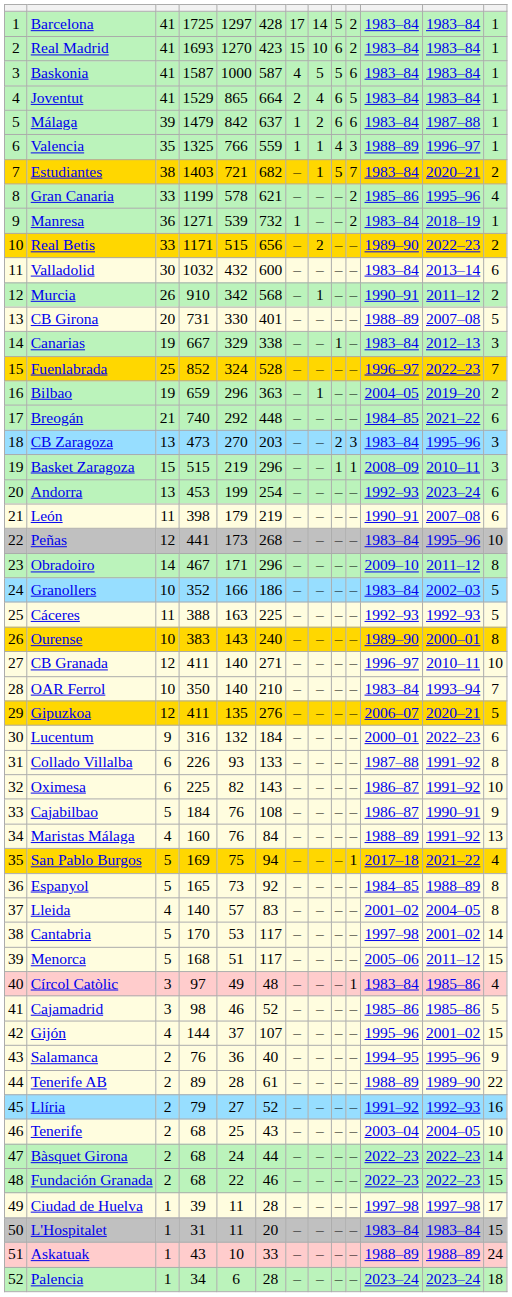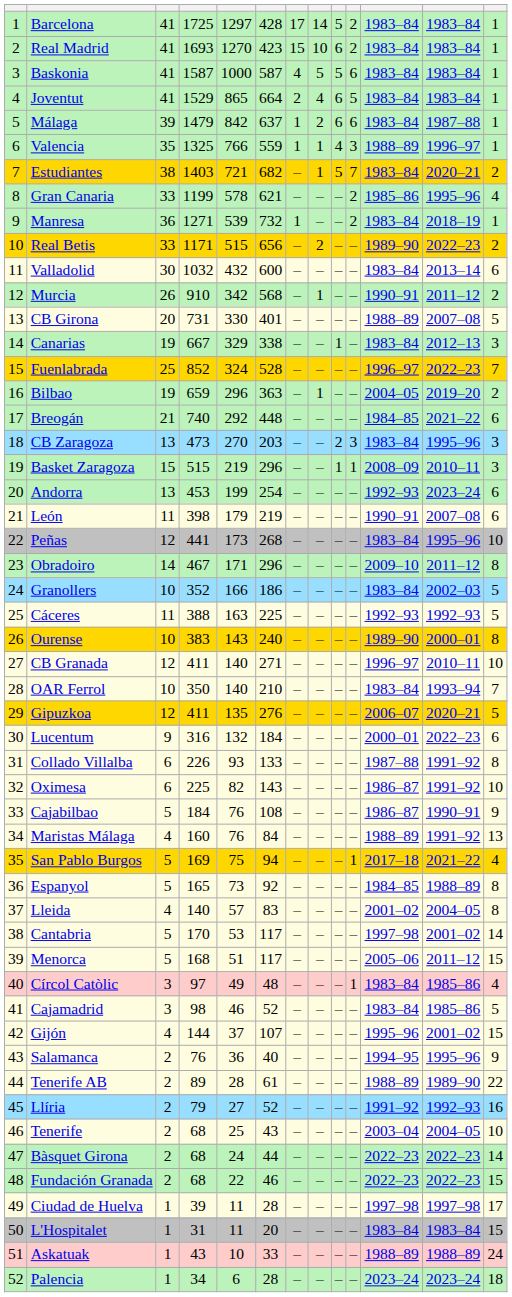(392, 1008) 1985–86 -> (392, 1008) 1983–84
